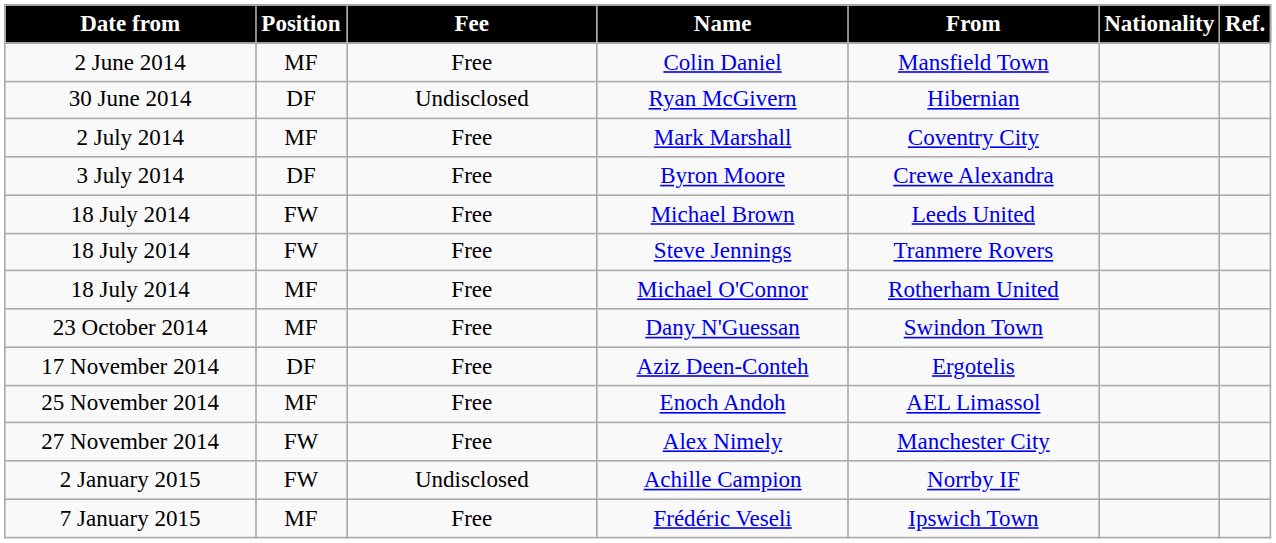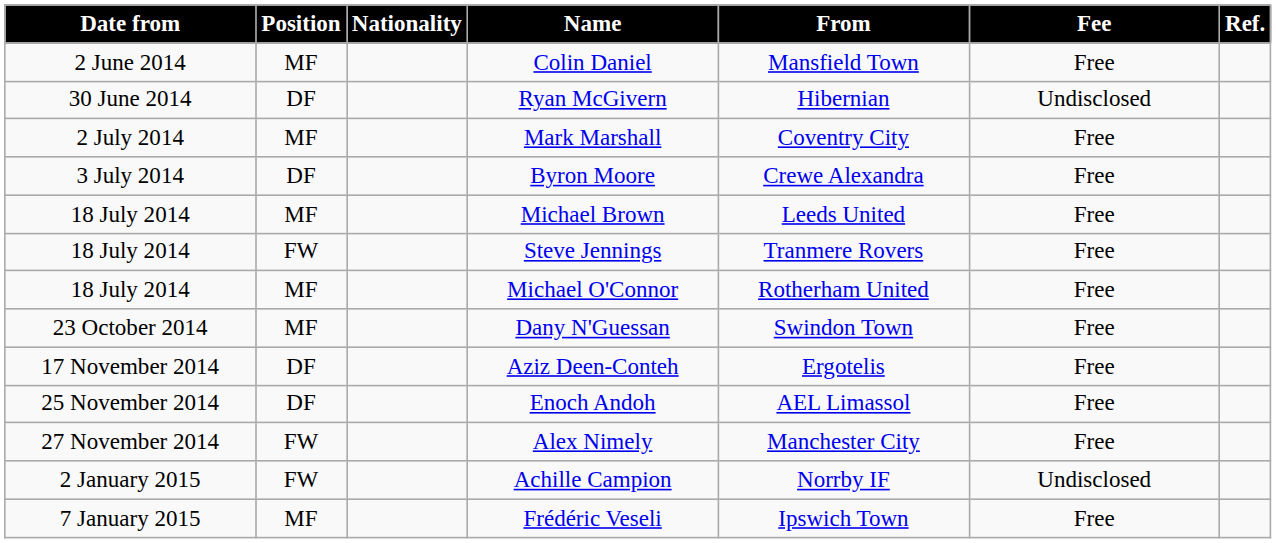columns swapped: (1159, 23) <-> (472, 23)
(301, 213) FW -> (301, 213) MF
(301, 403) MF -> (301, 403) DF
